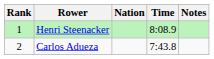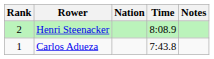(19, 29) 1 -> (19, 29) 2
(19, 46) 2 -> (19, 46) 1
